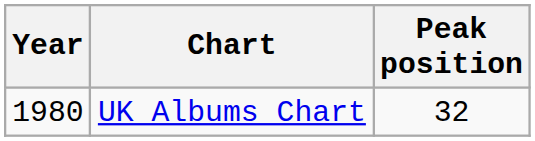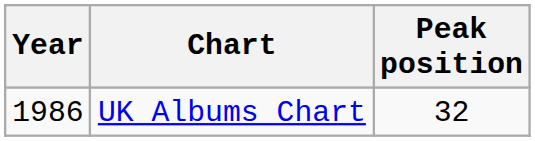(48, 112) 1980 -> (48, 112) 1986
